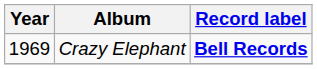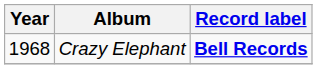(30, 48) 1969 -> (30, 48) 1968
